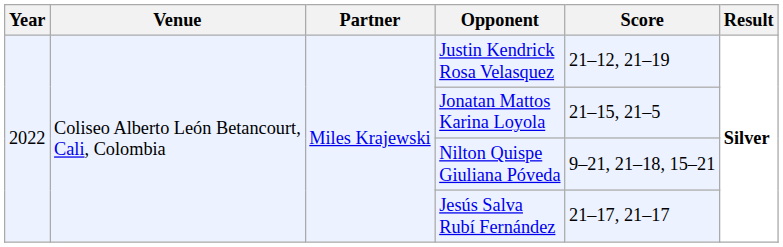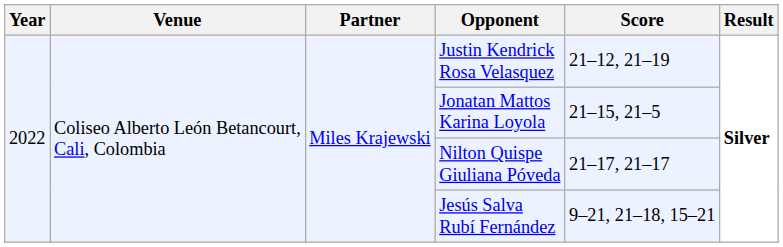(642, 164) 9–21, 21–18, 15–21 -> (619, 164) 21–17, 21–17
(619, 216) 21–17, 21–17 -> (642, 216) 9–21, 21–18, 15–21
